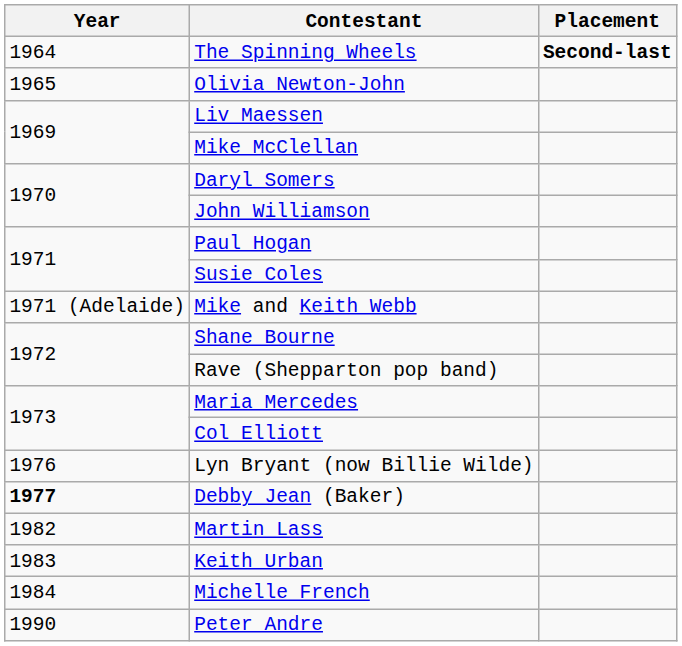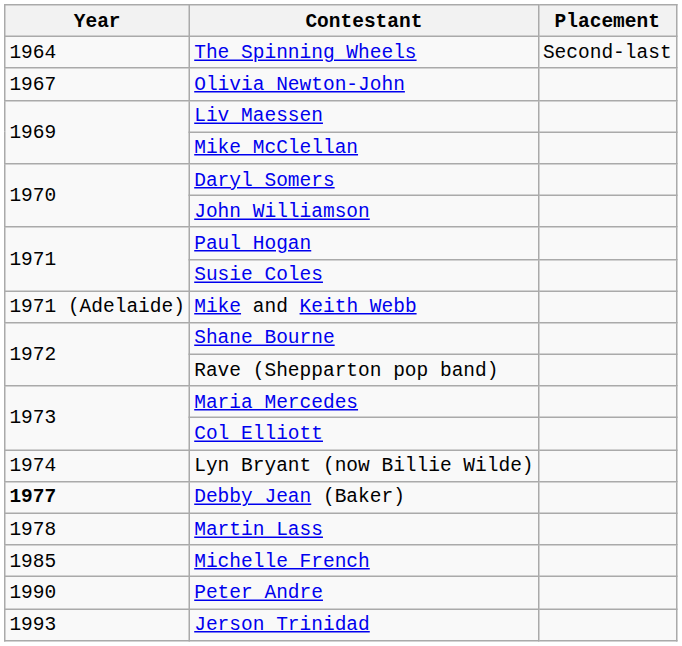(607, 52) bold -> (607, 52) normal
(33, 84) 1965 -> (33, 84) 1967
(33, 466) 1976 -> (33, 466) 1974
(33, 529) 1982 -> (33, 529) 1978
- row: (259, 561)
(33, 593) 1984 -> (33, 561) 1985
+ row: (282, 624)
